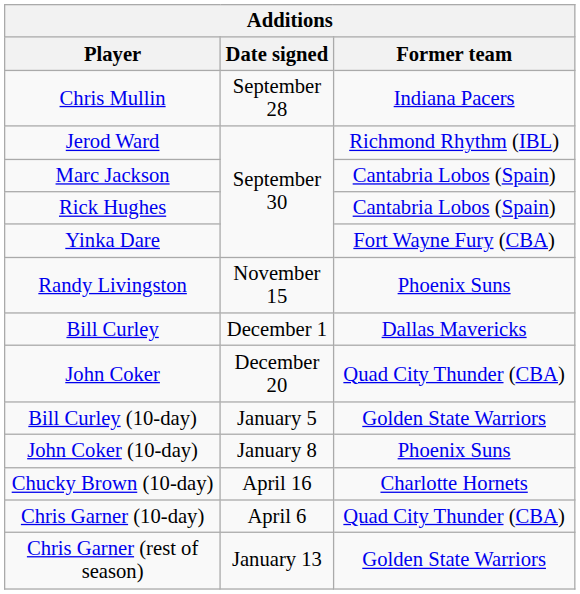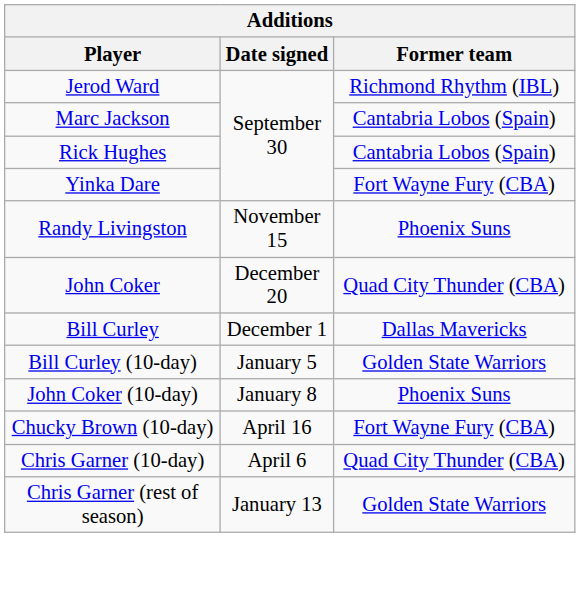- row: (113, 97)
rows swapped: (113, 329) <-> (113, 373)
(454, 483) Charlotte Hornets -> (454, 427) Fort Wayne Fury (CBA)
